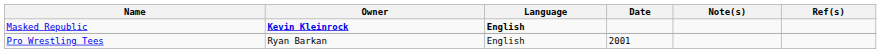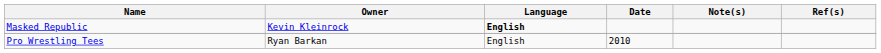(308, 26) bold -> (308, 26) normal
(620, 41) 2001 -> (620, 41) 2010
